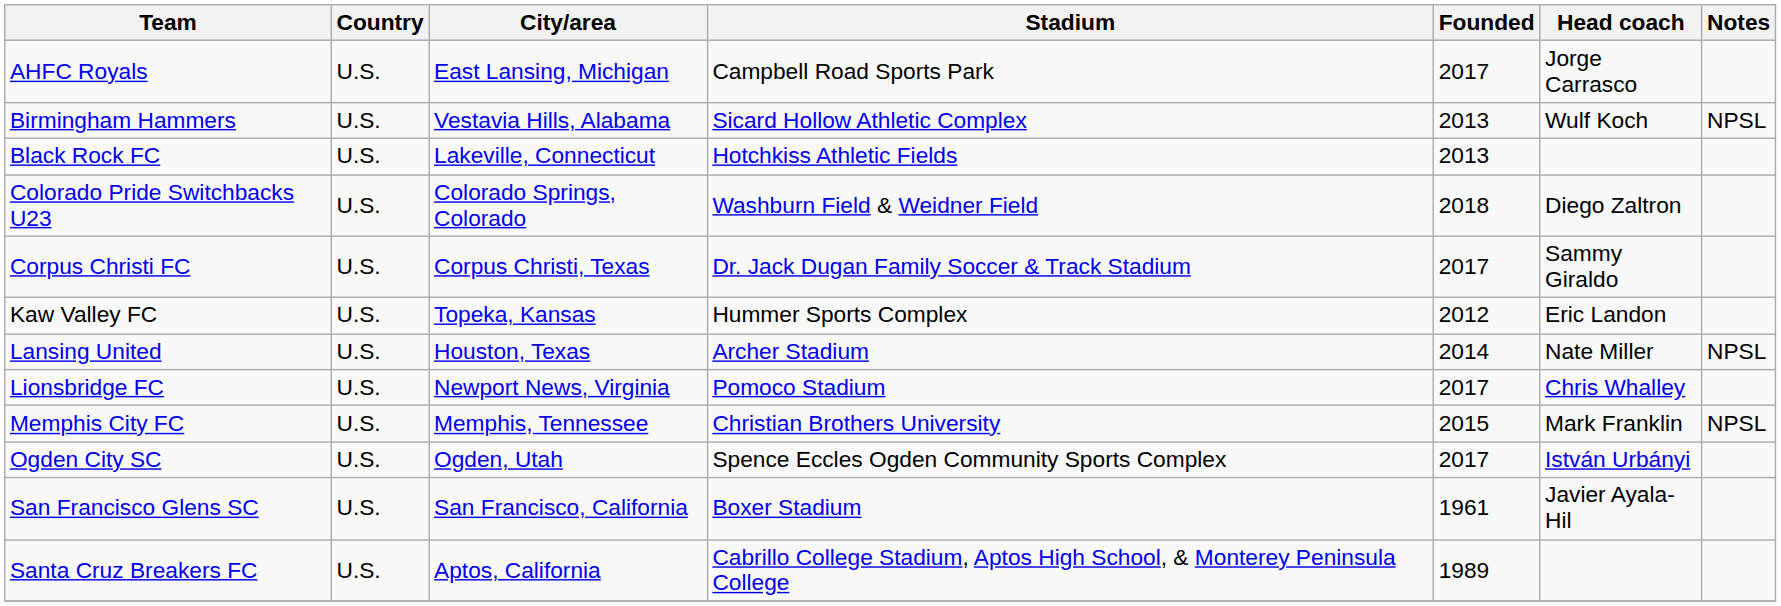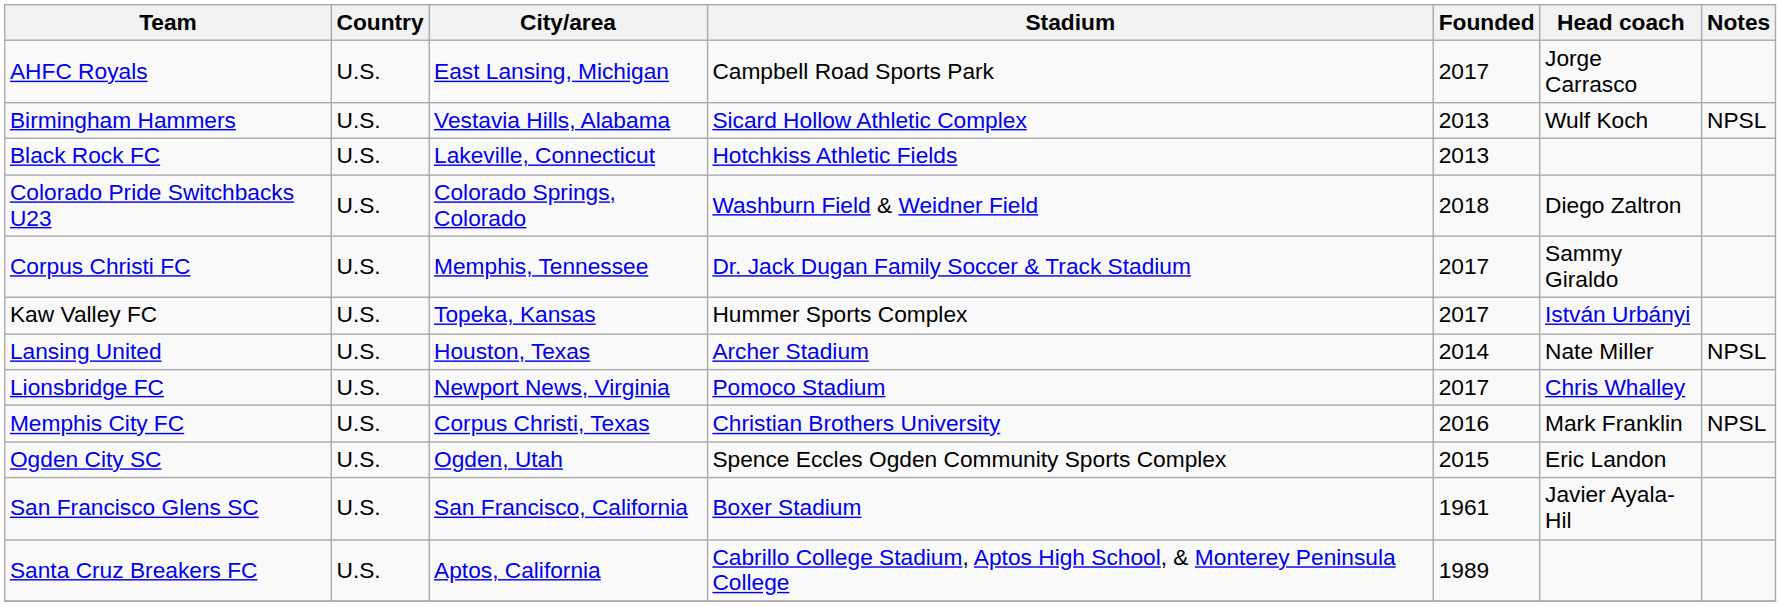(542, 266) Corpus Christi, Texas -> (541, 266) Memphis, Tennessee
(1464, 315) 2012 -> (1464, 315) 2017
(1606, 315) Eric Landon -> (1618, 315) István Urbányi
(541, 423) Memphis, Tennessee -> (542, 423) Corpus Christi, Texas
(1464, 423) 2015 -> (1464, 423) 2016
(1464, 459) 2017 -> (1464, 459) 2015
(1618, 459) István Urbányi -> (1606, 459) Eric Landon
